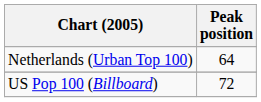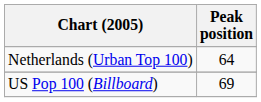(226, 84) 72 -> (226, 84) 69
